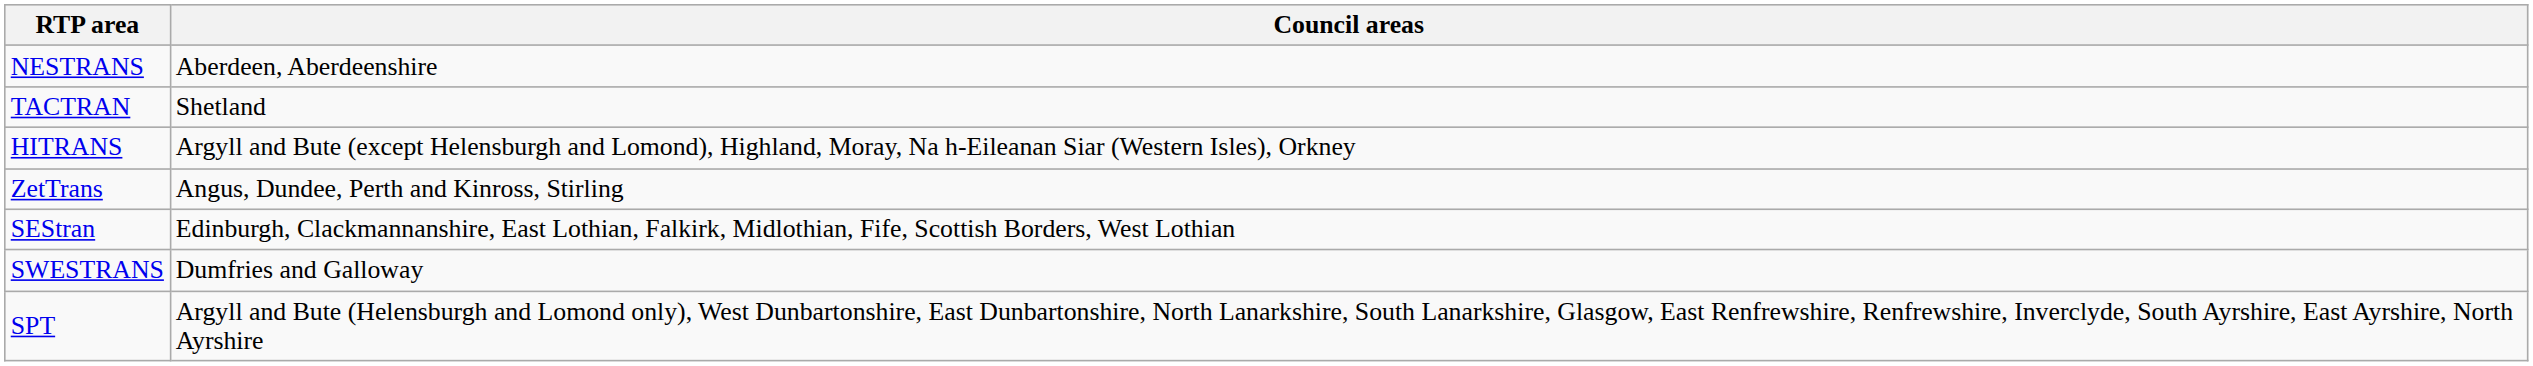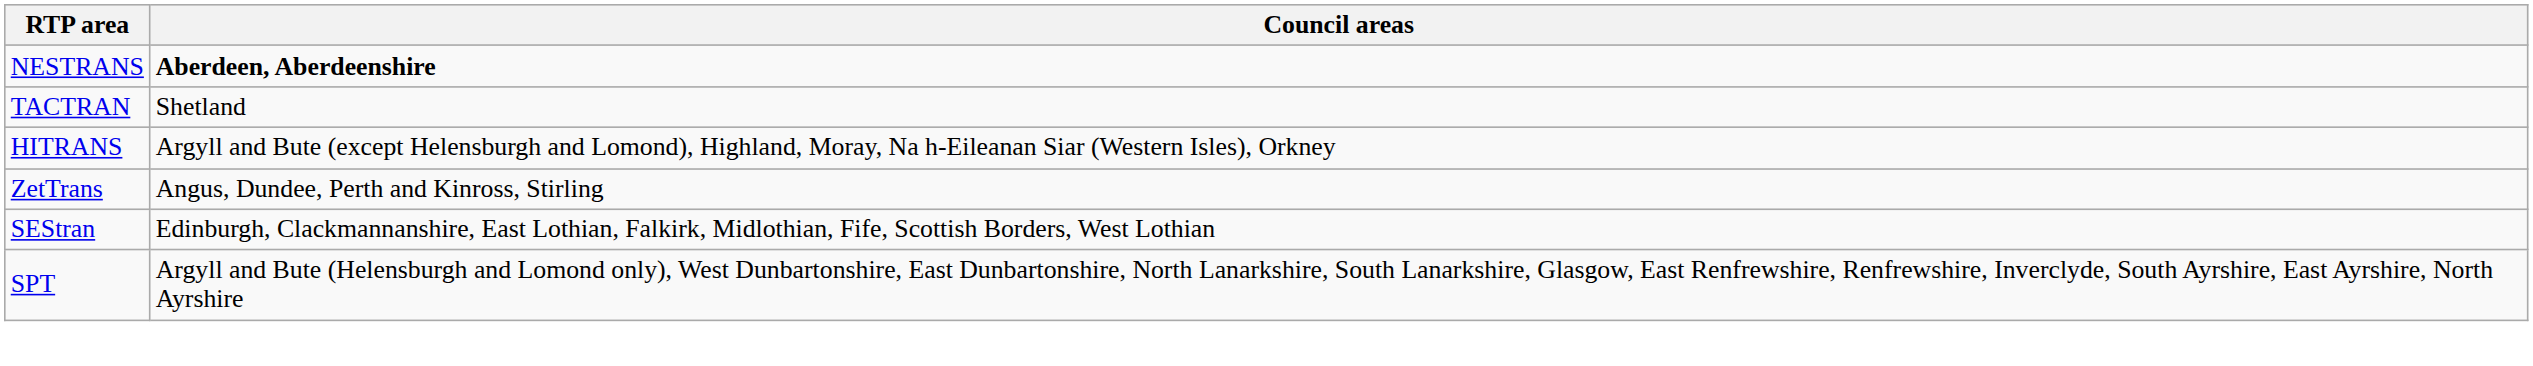(307, 65) normal -> (296, 65) bold
- row: (87, 270)
